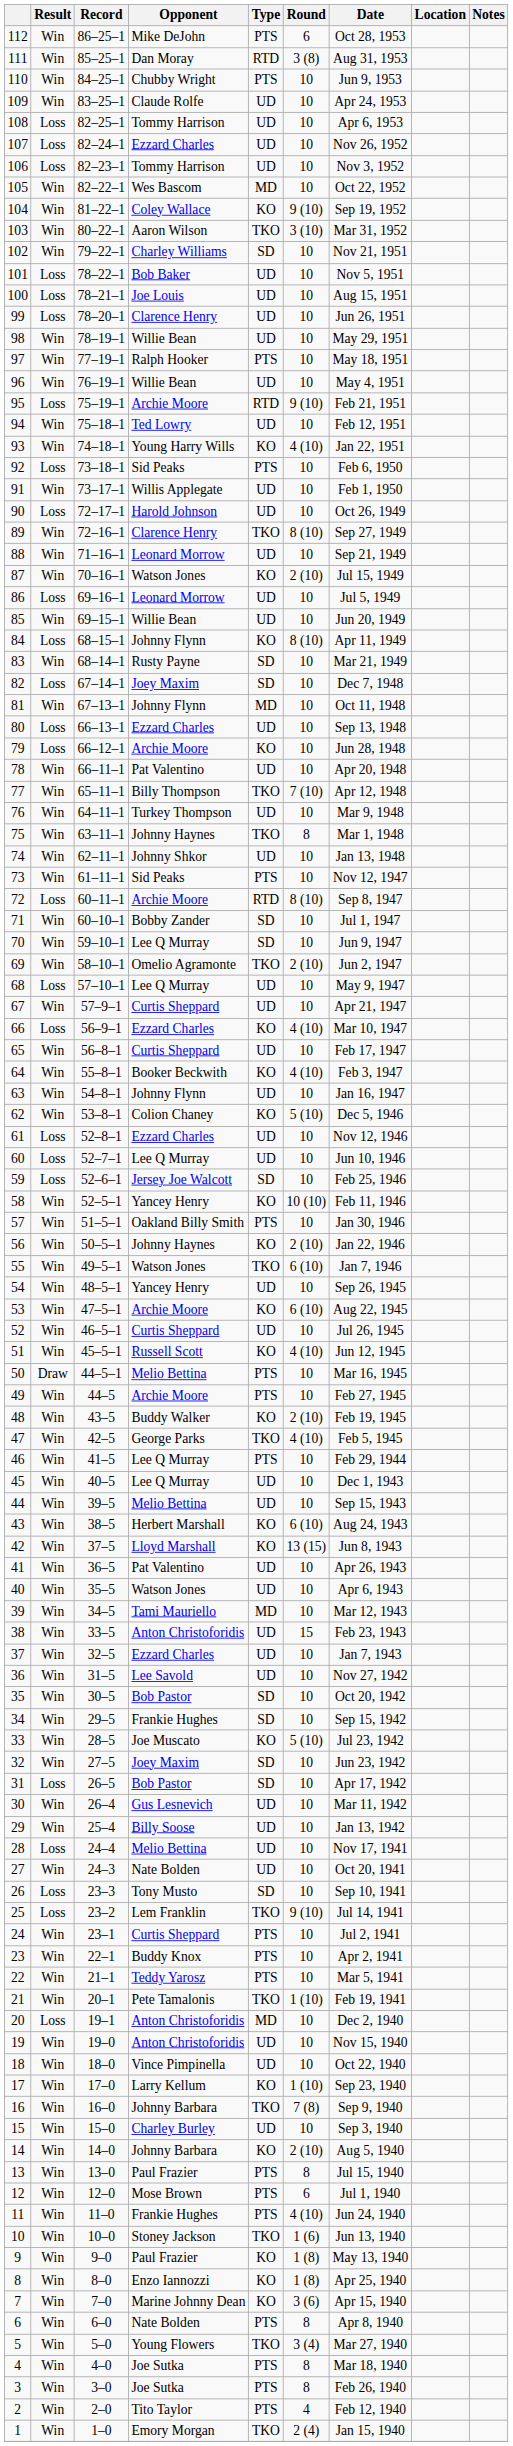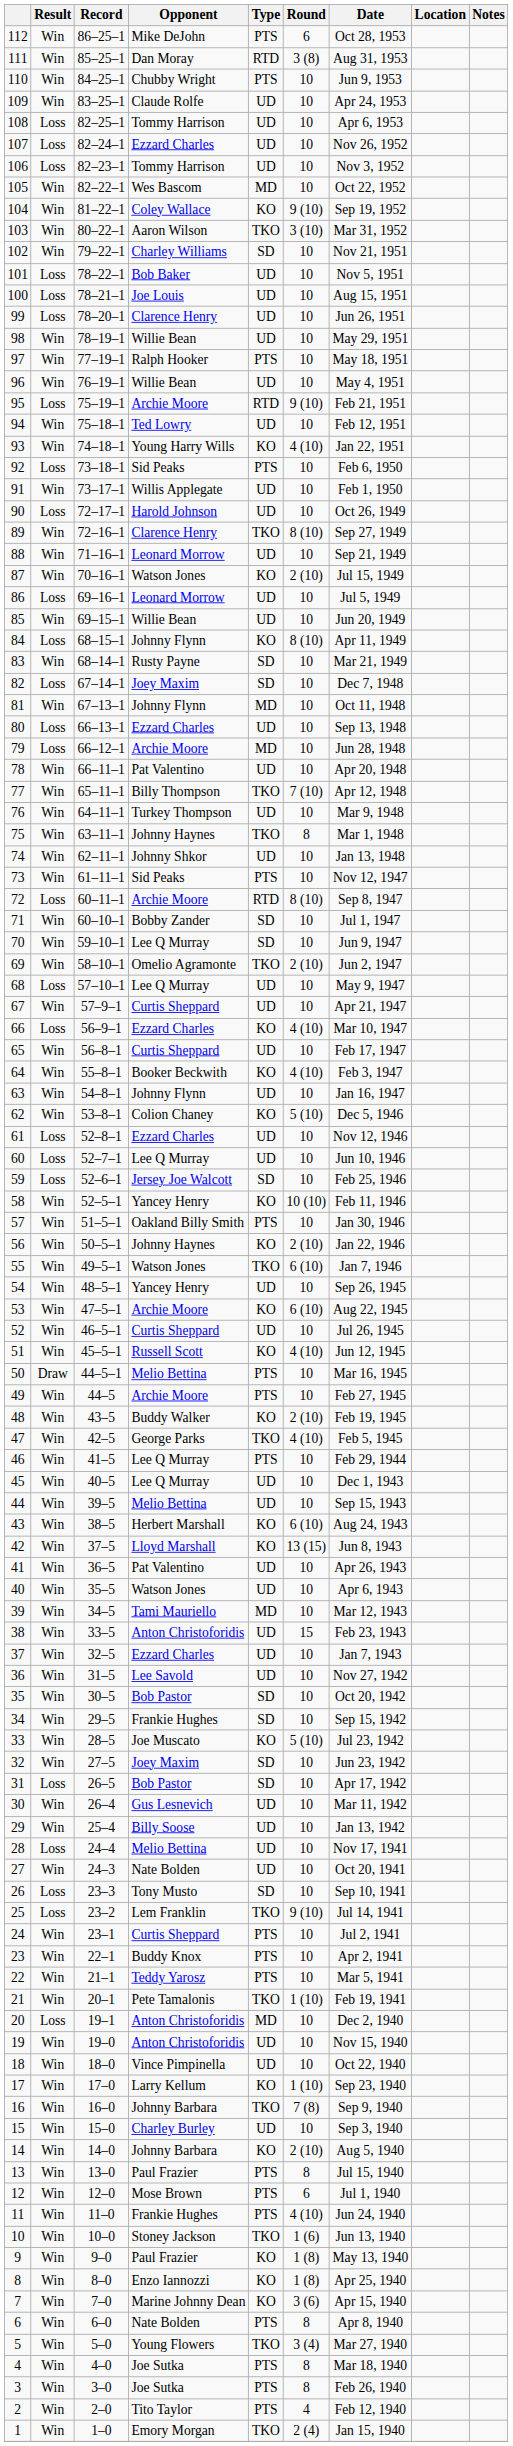(266, 748) KO -> (266, 748) MD
